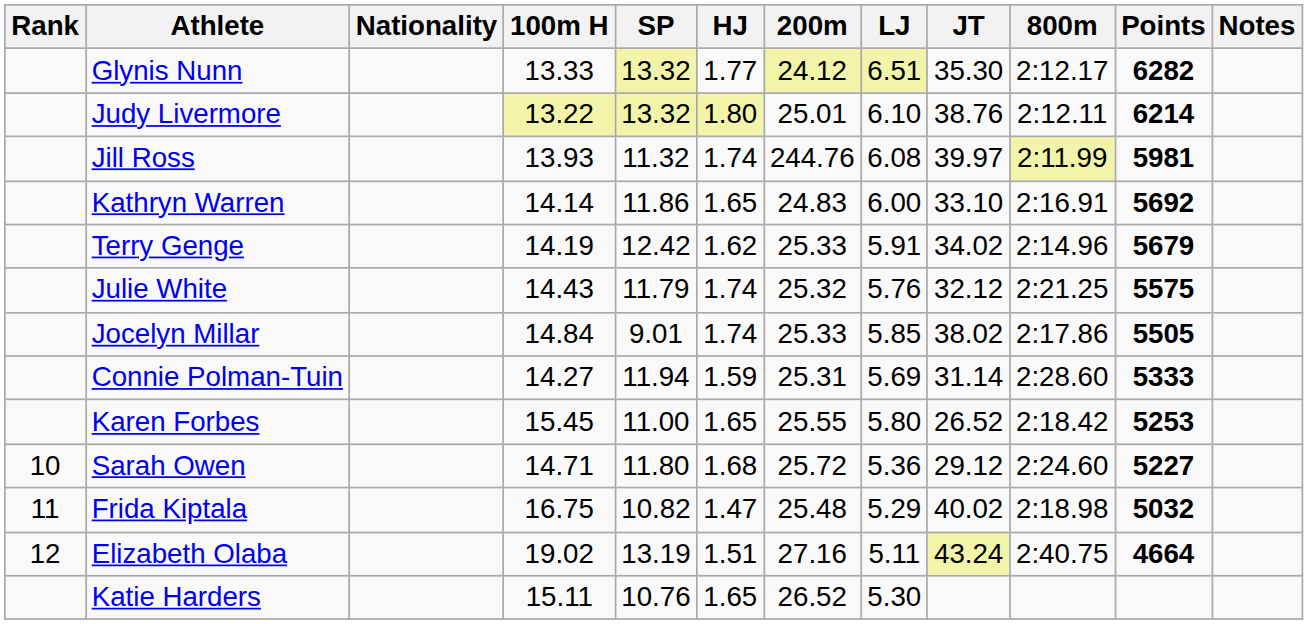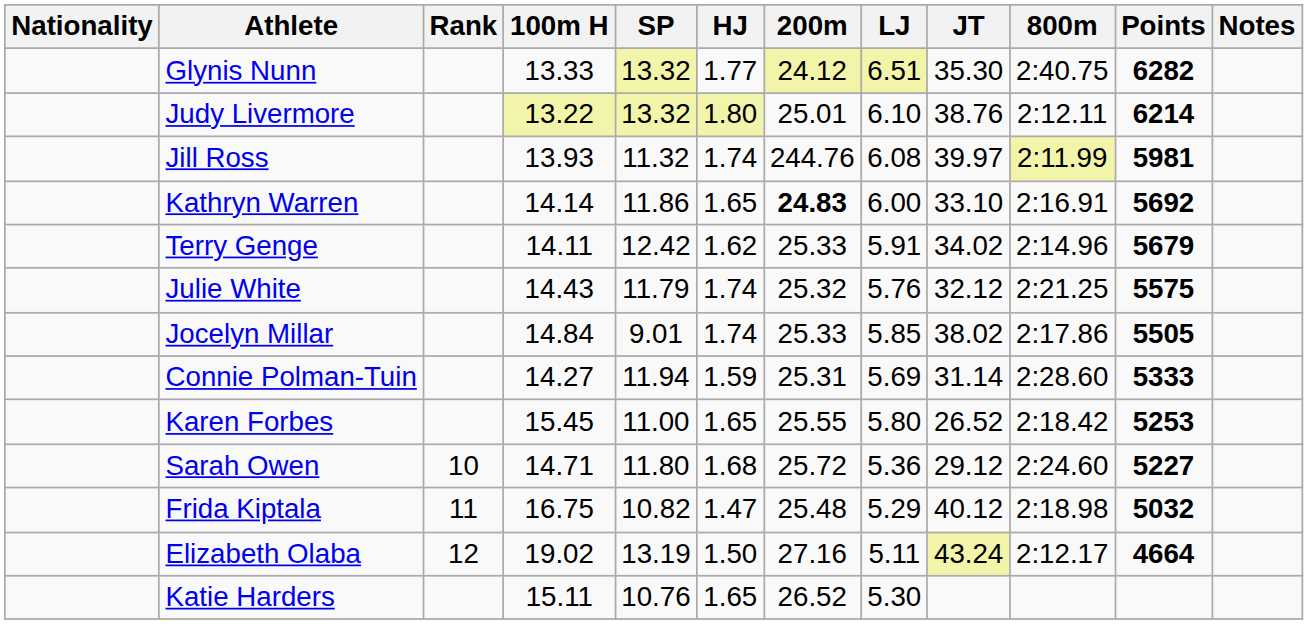columns swapped: (45, 26) <-> (427, 26)
(1062, 70) 2:12.17 -> (1062, 70) 2:40.75
(812, 202) normal -> (812, 202) bold
(559, 245) 14.19 -> (559, 245) 14.11
(969, 509) 40.02 -> (969, 509) 40.12
(730, 553) 1.51 -> (730, 553) 1.50
(1062, 553) 2:40.75 -> (1062, 553) 2:12.17
